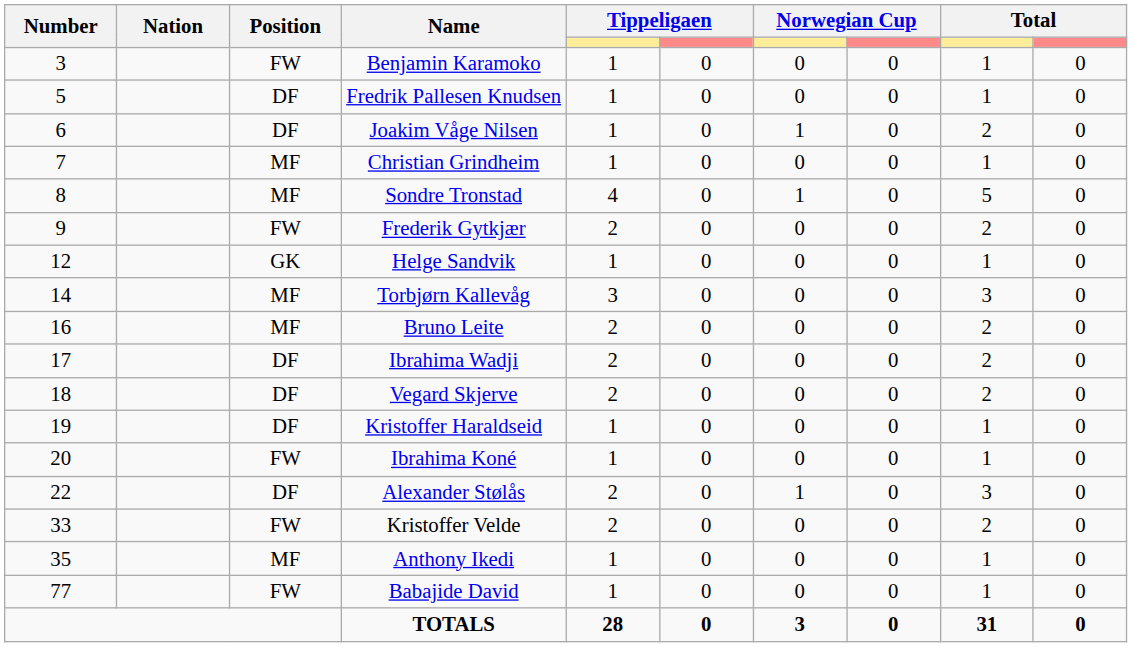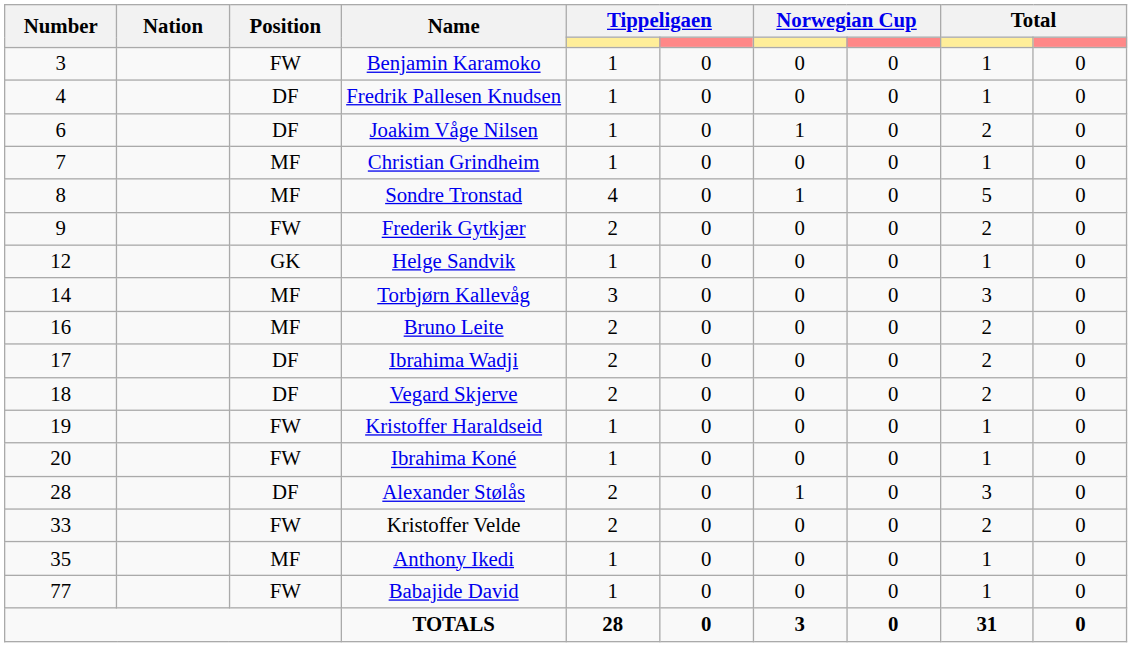(61, 96) 5 -> (61, 96) 4
(285, 426) DF -> (285, 426) FW
(61, 492) 22 -> (61, 492) 28
